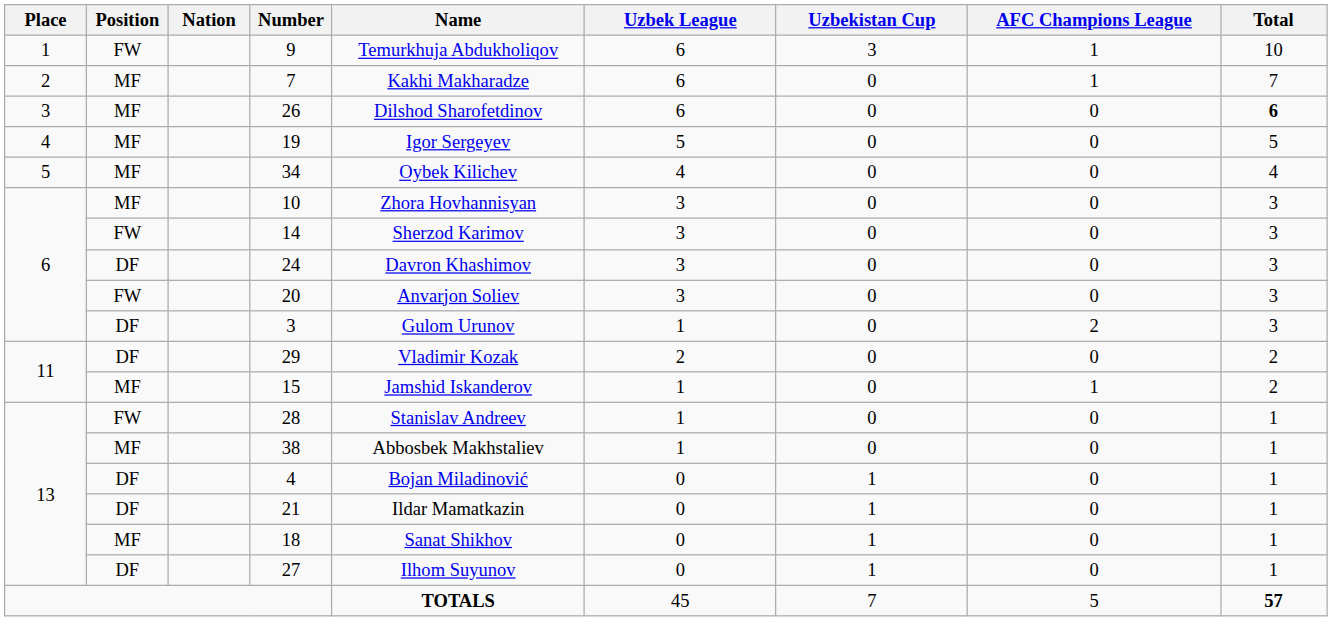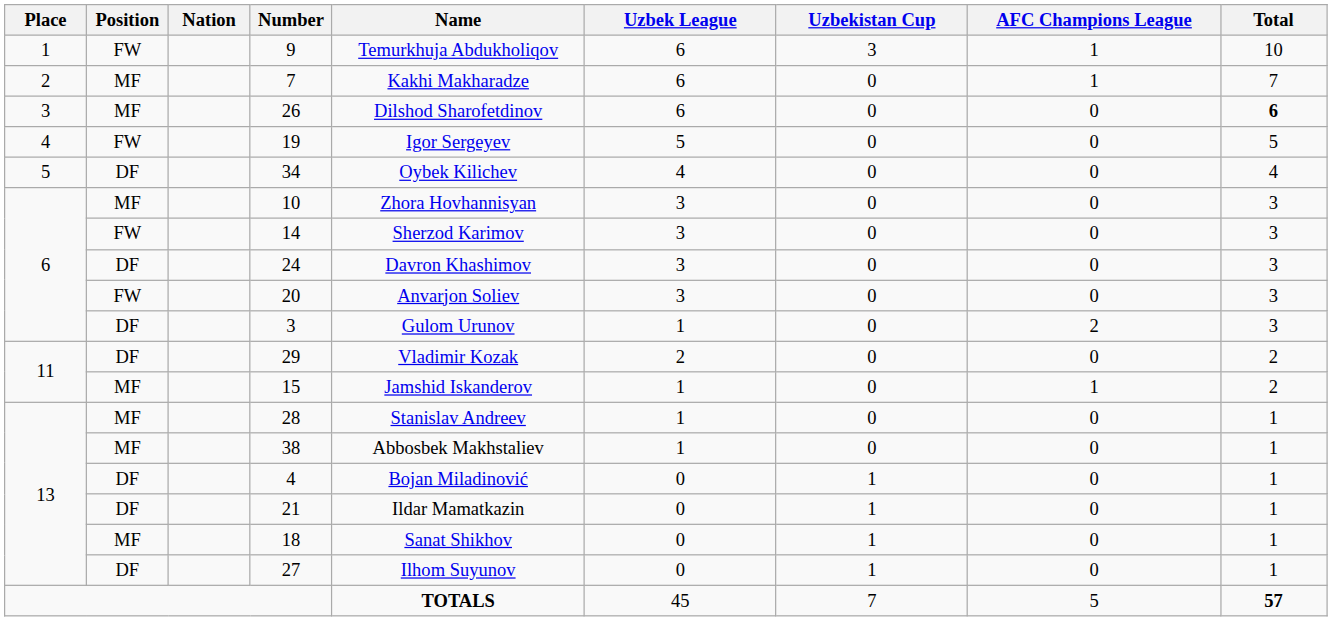(127, 142) MF -> (127, 142) FW
(127, 172) MF -> (127, 172) DF
(127, 417) FW -> (127, 417) MF
